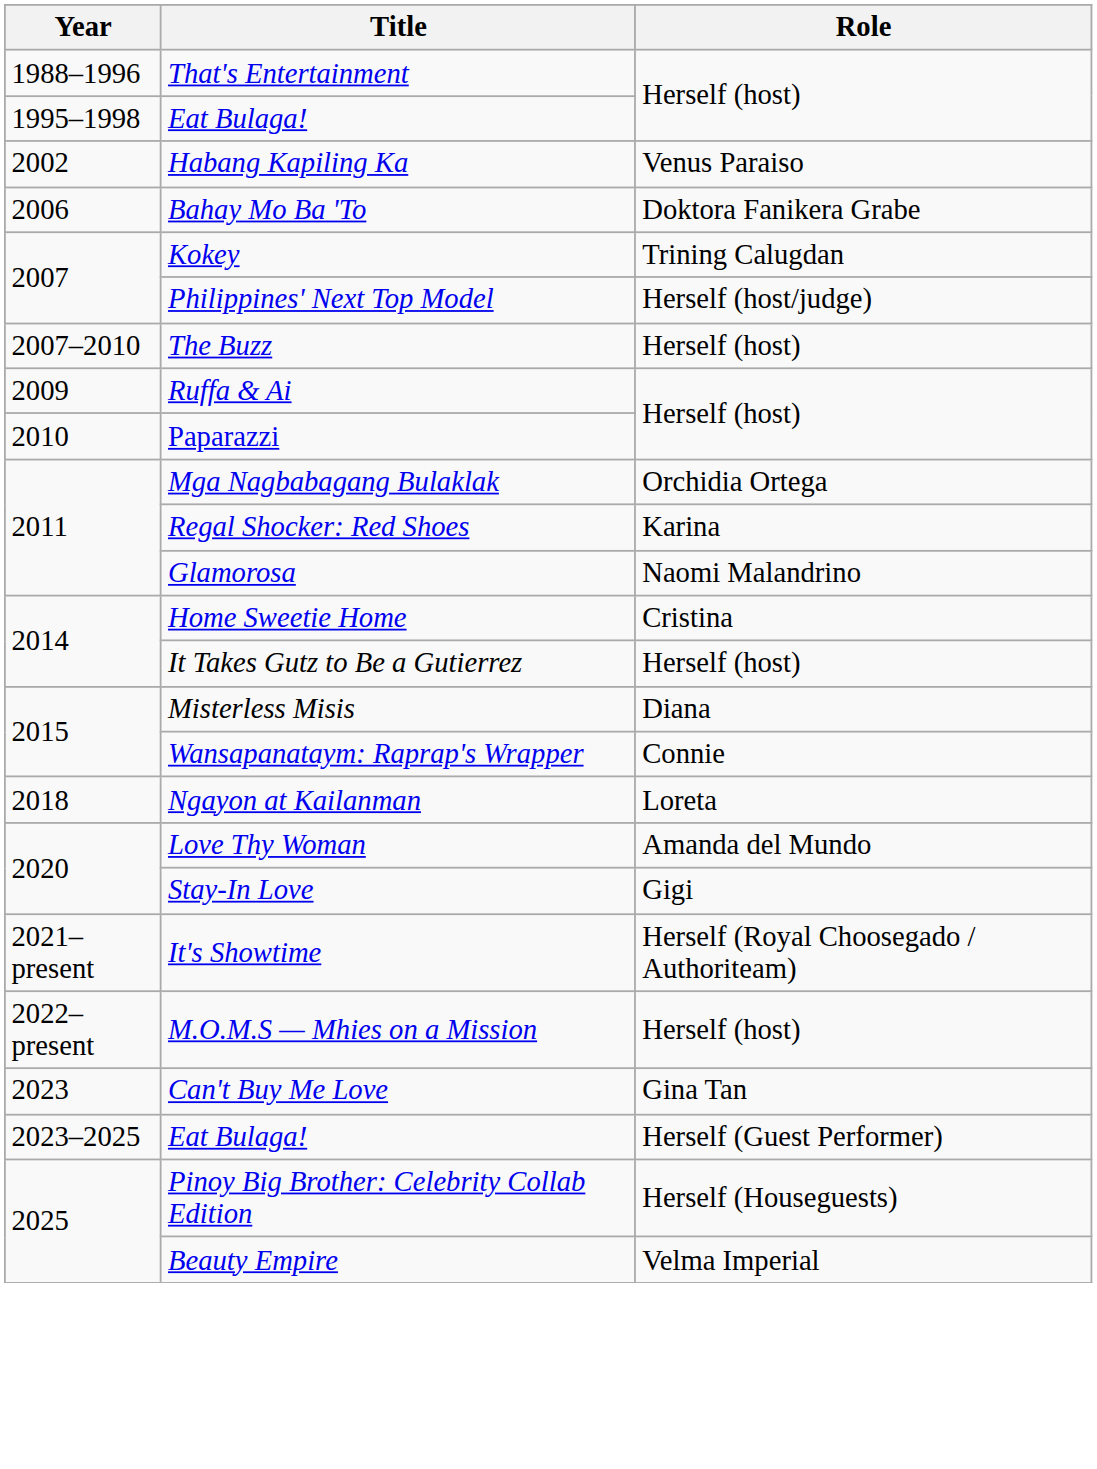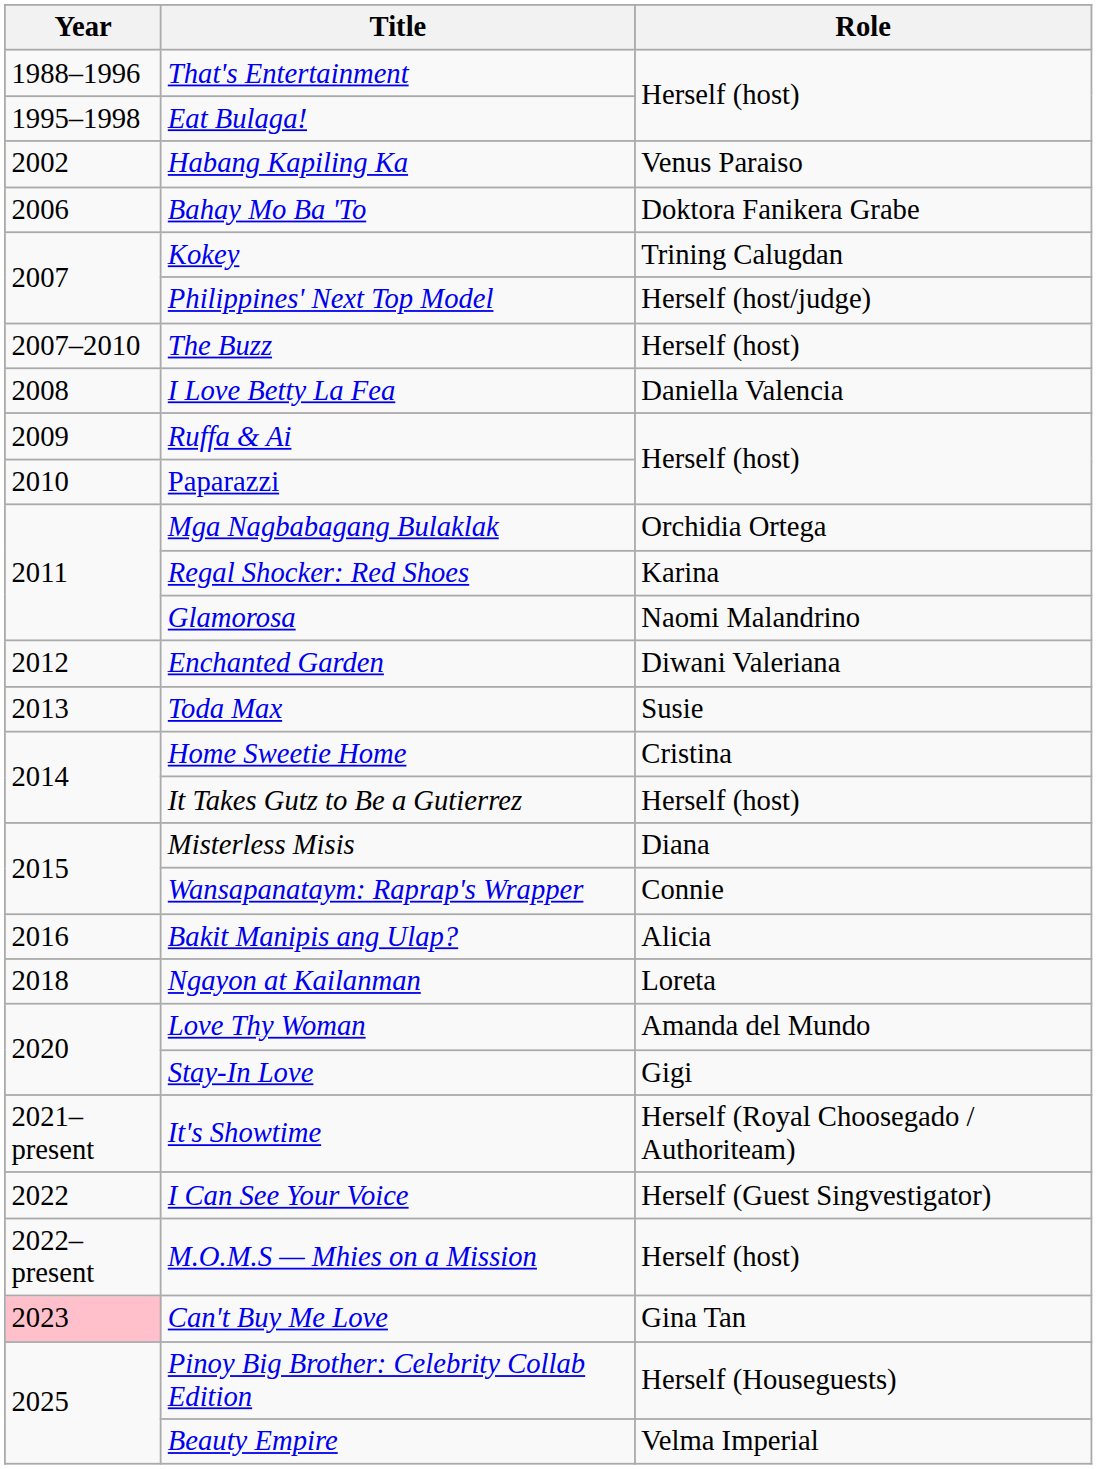+ row: (282, 390)
+ row: (276, 663)
+ row: (225, 708)
+ row: (313, 935)
+ row: (288, 1194)
(40, 1090) no background -> (40, 1318) pink background
- row: (238, 1136)
